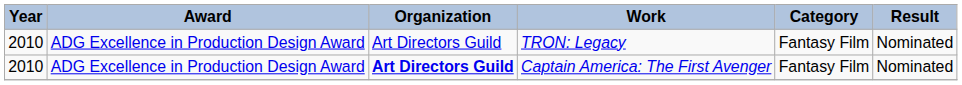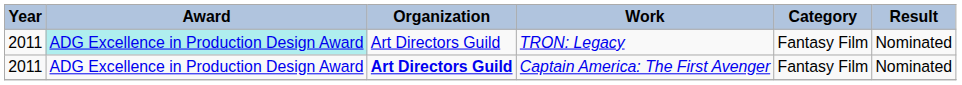(26, 42) 2010 -> (25, 42) 2011
(208, 42) no background -> (207, 42) paleturquoise background
(26, 67) 2010 -> (25, 67) 2011
